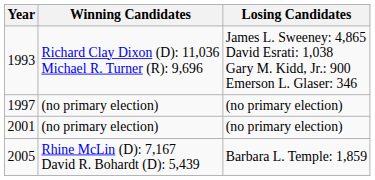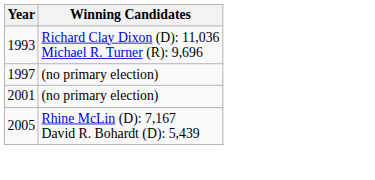- column: (296, 15)
